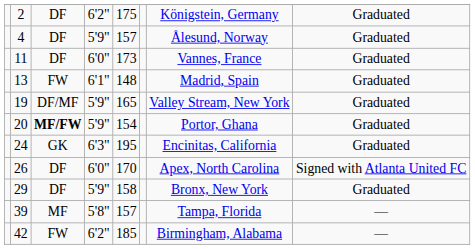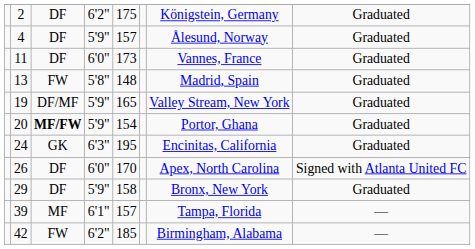(99, 80) 6'1" -> (99, 80) 5'8"
(99, 211) 5'8" -> (99, 211) 6'1"
